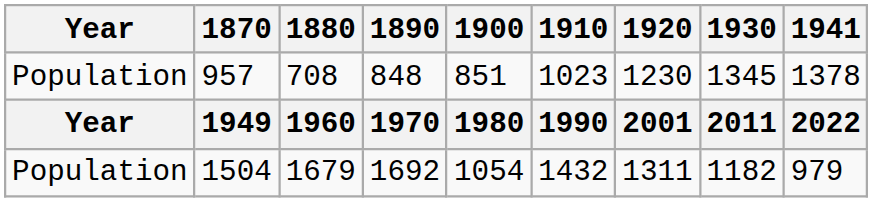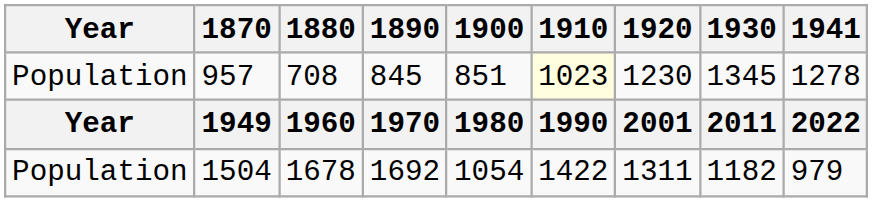(396, 77) 848 -> (396, 77) 845
(573, 77) no background -> (573, 77) lightyellow background
(826, 77) 1378 -> (826, 77) 1278
(321, 172) 1679 -> (321, 172) 1678
(573, 172) 1432 -> (573, 172) 1422
